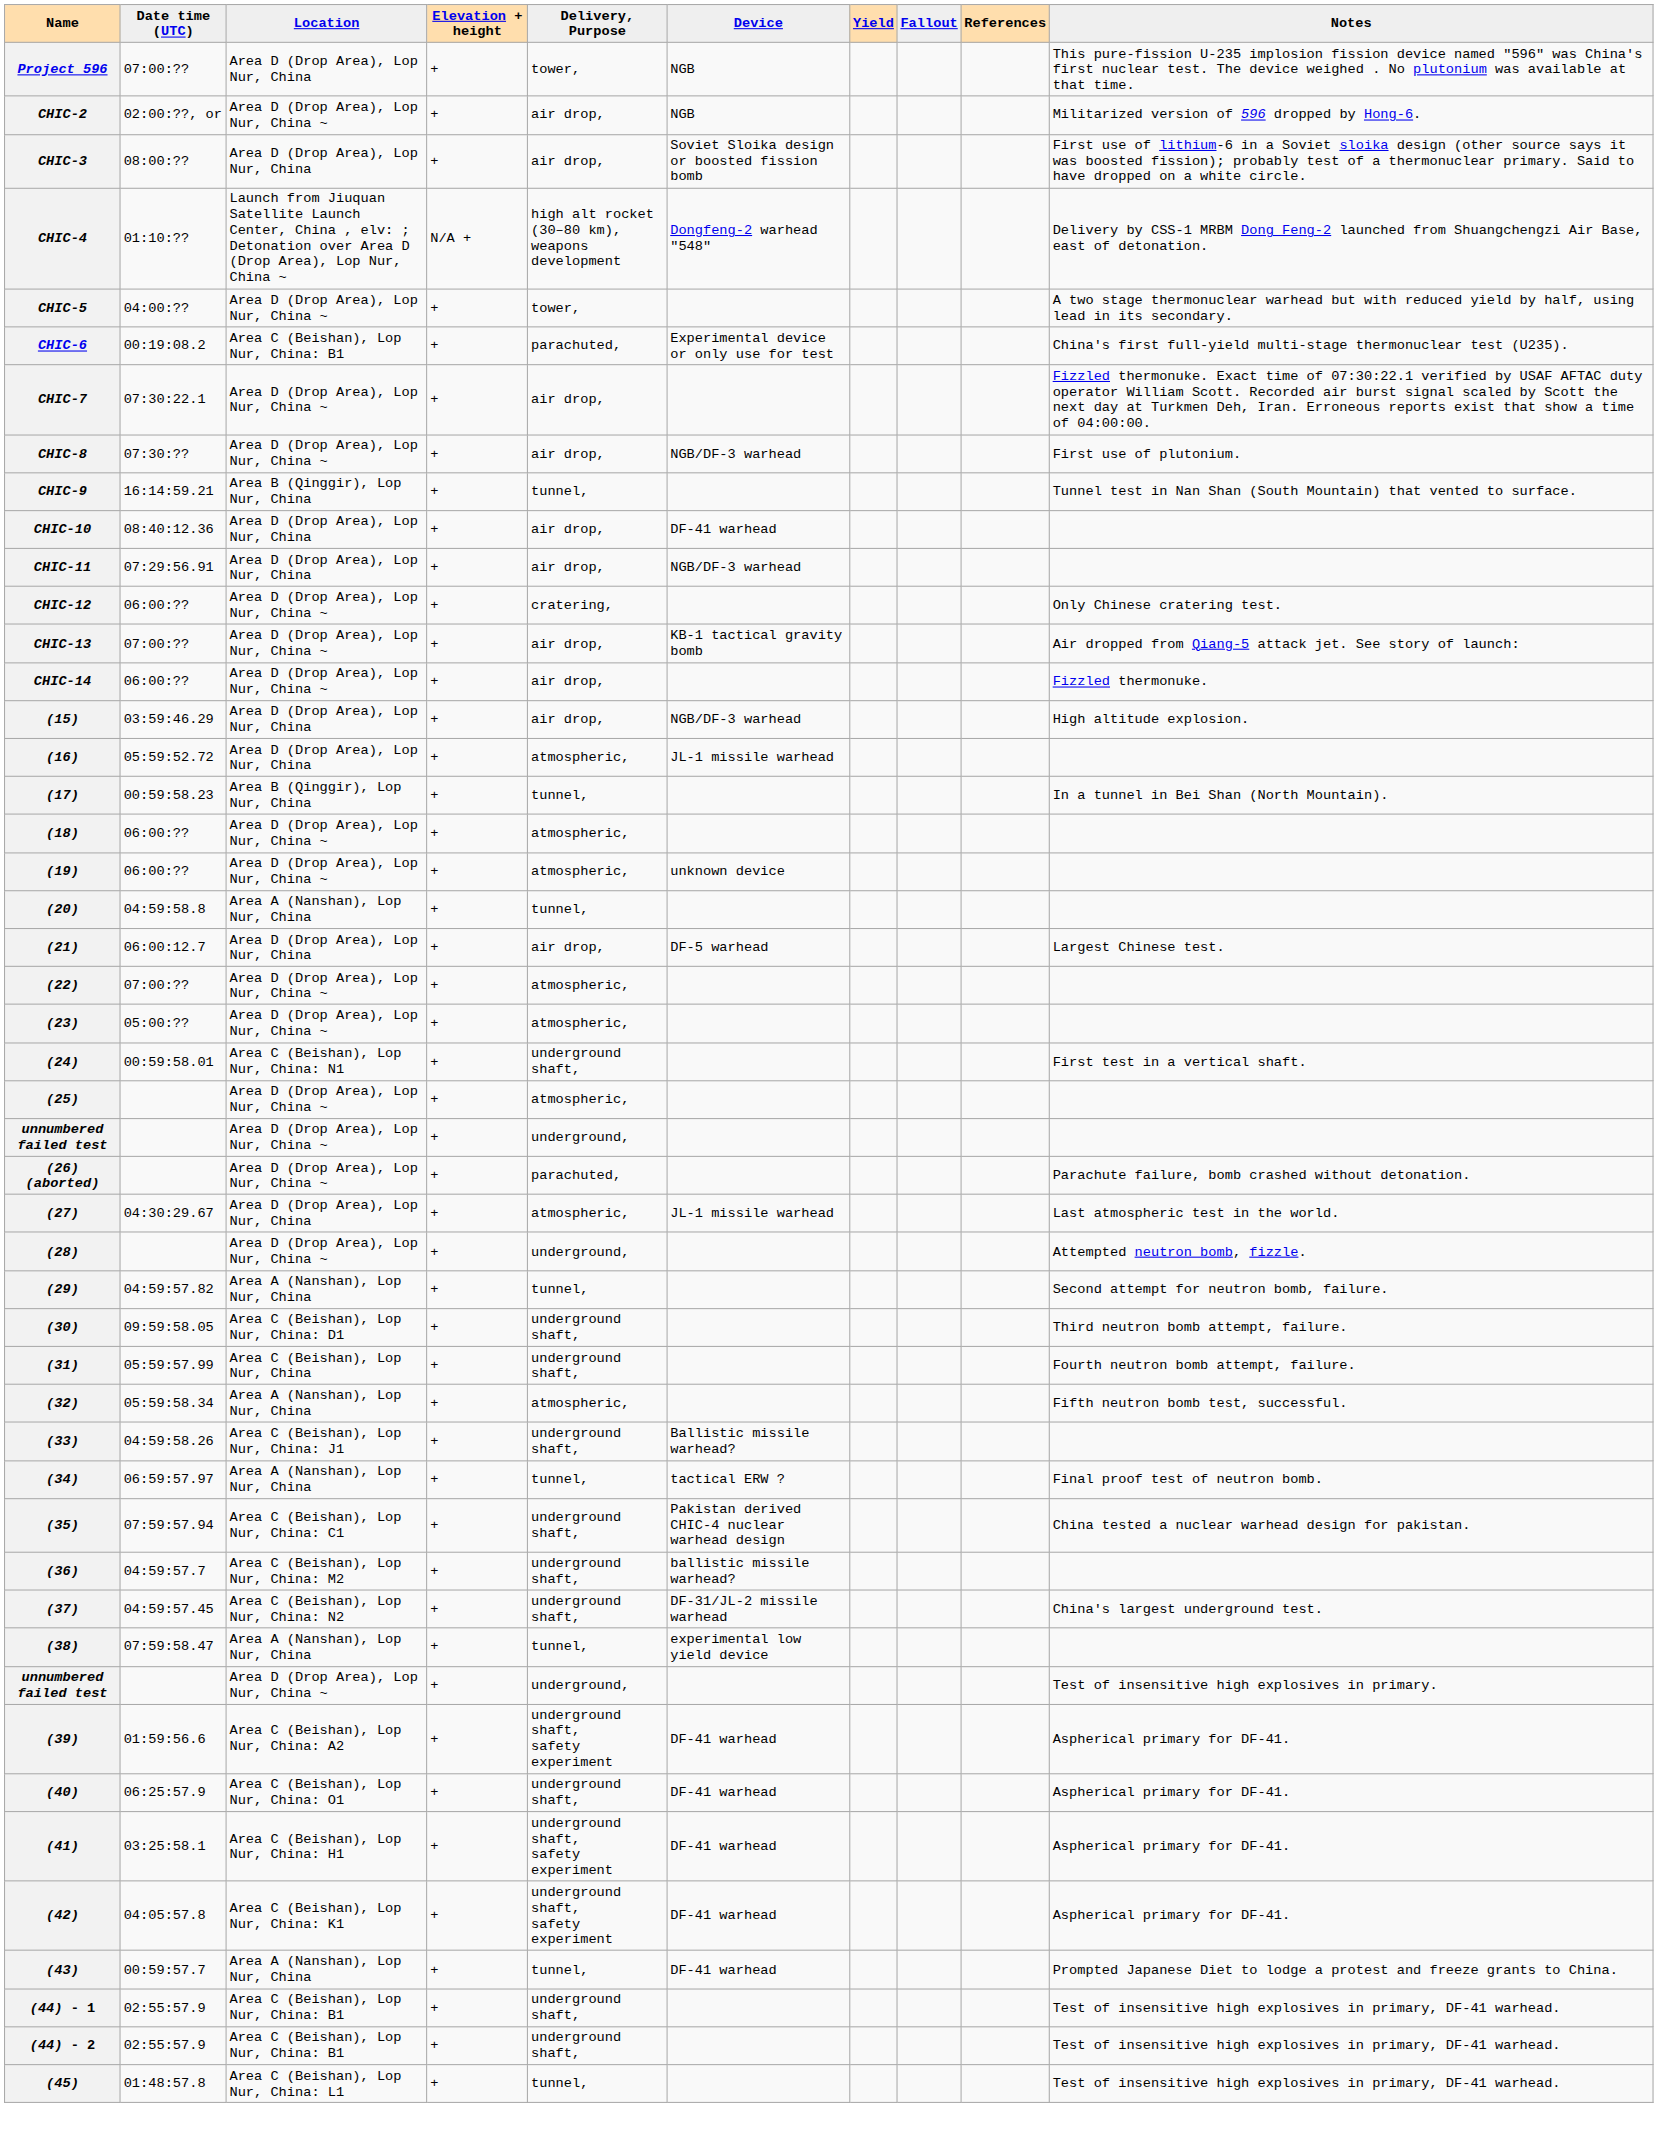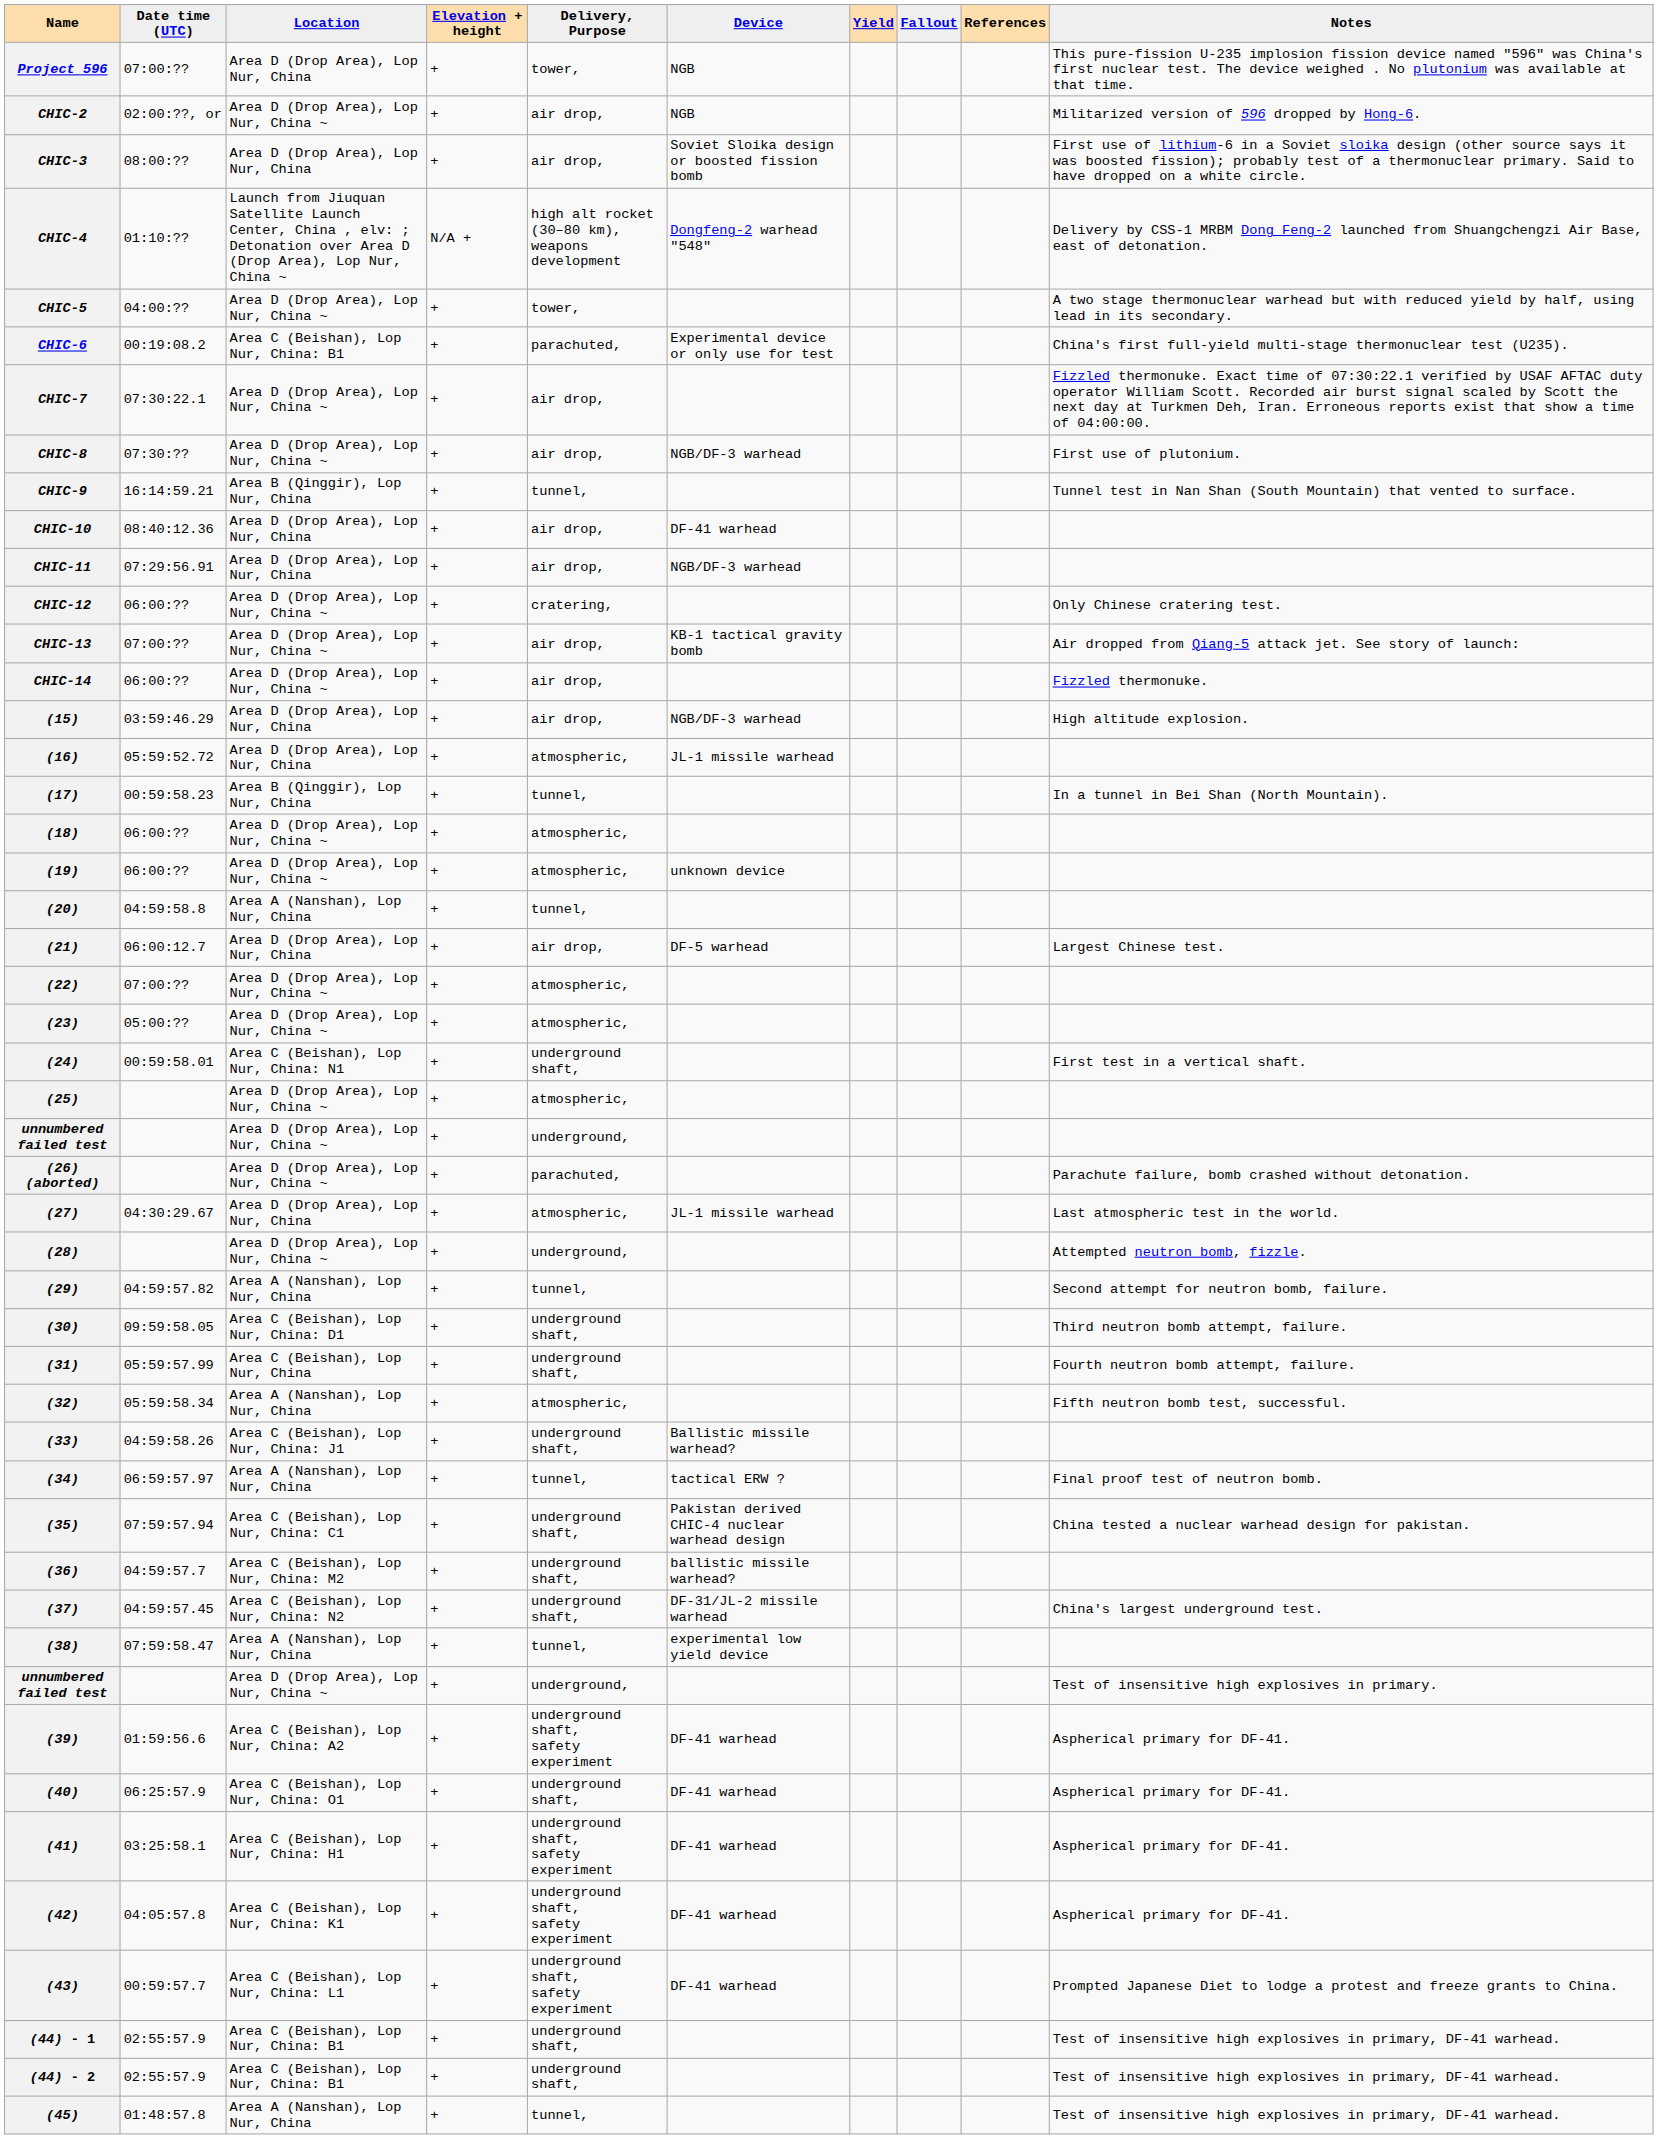(315, 1970) Area A (Nanshan), Lop Nur, China -> (315, 1985) Area C (Beishan), Lop Nur, China: L1
(560, 1970) tunnel, -> (576, 1985) underground shaft, safety experiment
(315, 2084) Area C (Beishan), Lop Nur, China: L1 -> (315, 2115) Area A (Nanshan), Lop Nur, China
